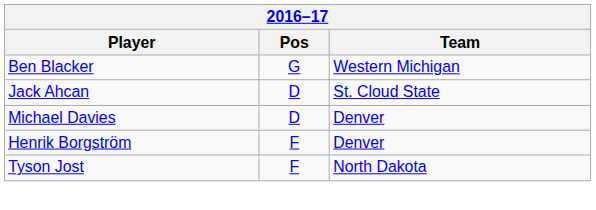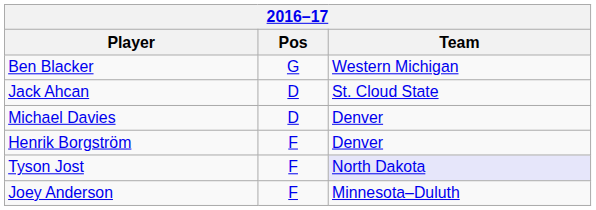(380, 167) no background -> (379, 167) lavender background
+ row: (61, 192)
